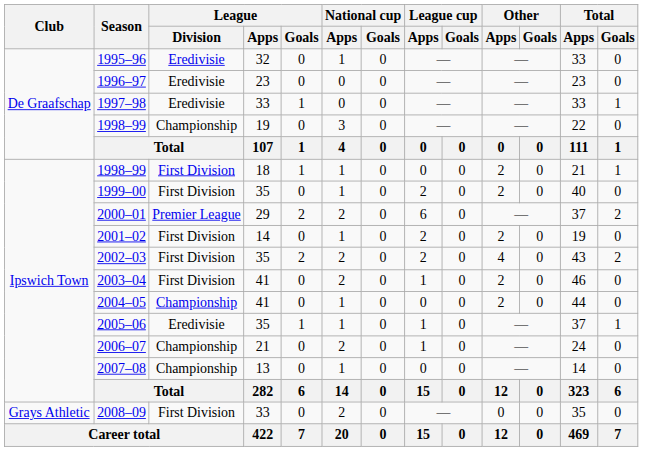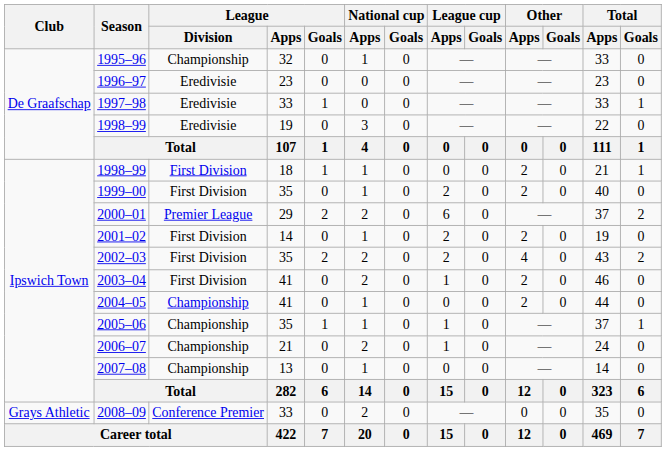(197, 59) Eredivisie -> (208, 59) Championship
(197, 125) Championship -> (208, 125) Eredivisie
(197, 324) Eredivisie -> (208, 324) Championship
(197, 412) First Division -> (208, 412) Conference Premier
